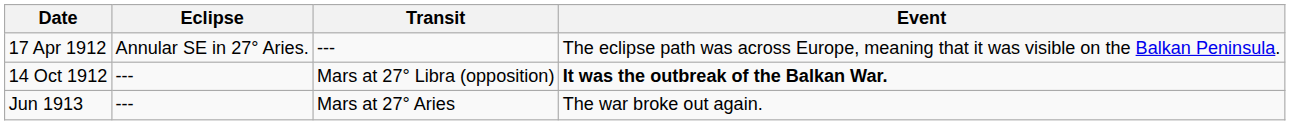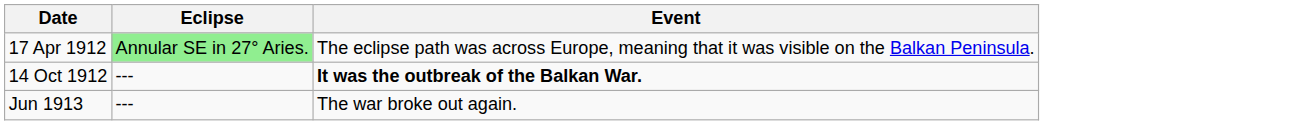- column: (436, 18)
(212, 47) no background -> (212, 47) lightgreen background
